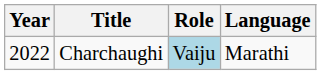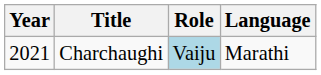(30, 52) 2022 -> (30, 52) 2021
